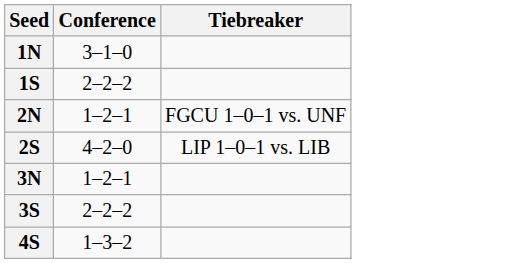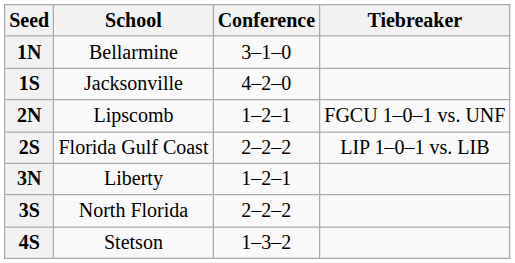+ column: (133, 20)
(107, 83) 2–2–2 -> (266, 83) 4–2–0
(107, 147) 4–2–0 -> (266, 147) 2–2–2
